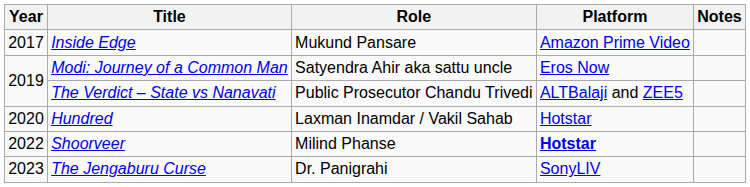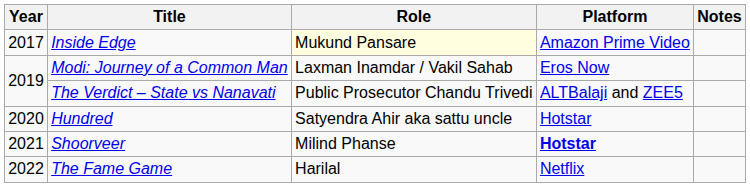(356, 42) no background -> (356, 42) lightyellow background
(404, 67) Satyendra Ahir aka sattu uncle -> (404, 67) Laxman Inamdar / Vakil Sahab
(404, 118) Laxman Inamdar / Vakil Sahab -> (404, 118) Satyendra Ahir aka sattu uncle
(26, 144) 2022 -> (26, 144) 2021
+ row: (112, 169)
- row: (129, 169)
